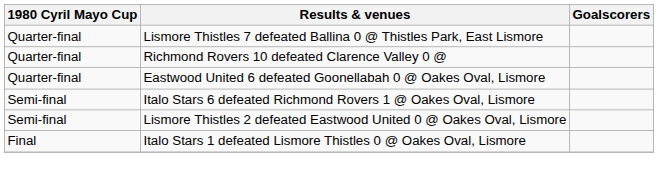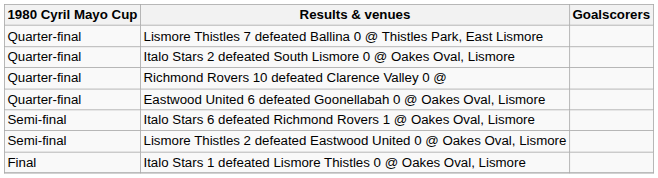+ row: (329, 57)
